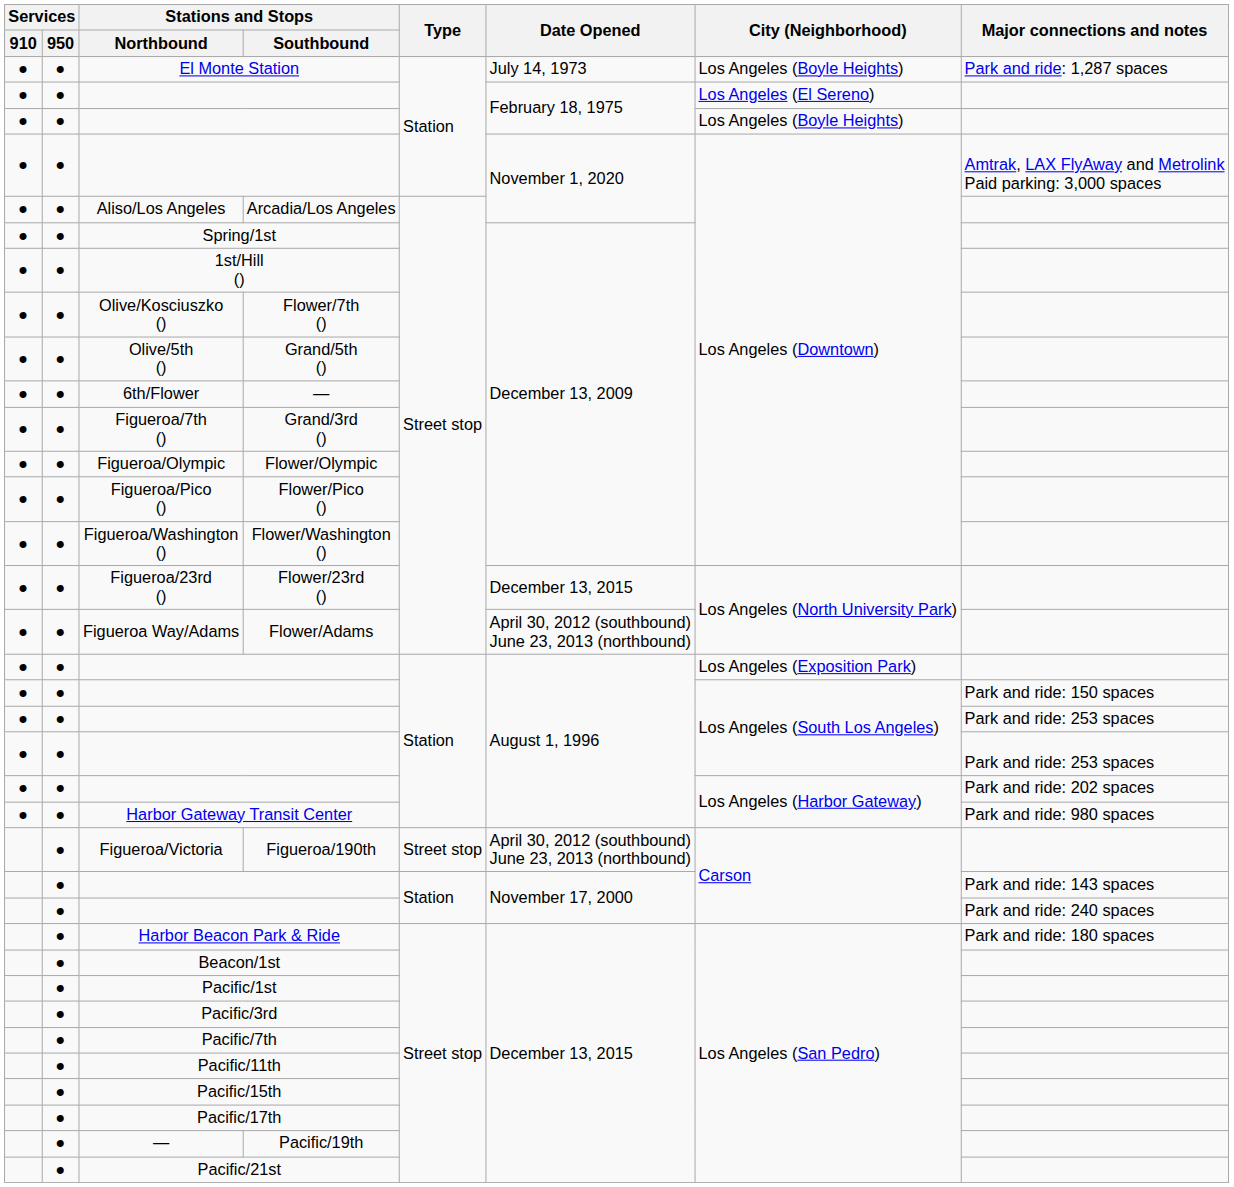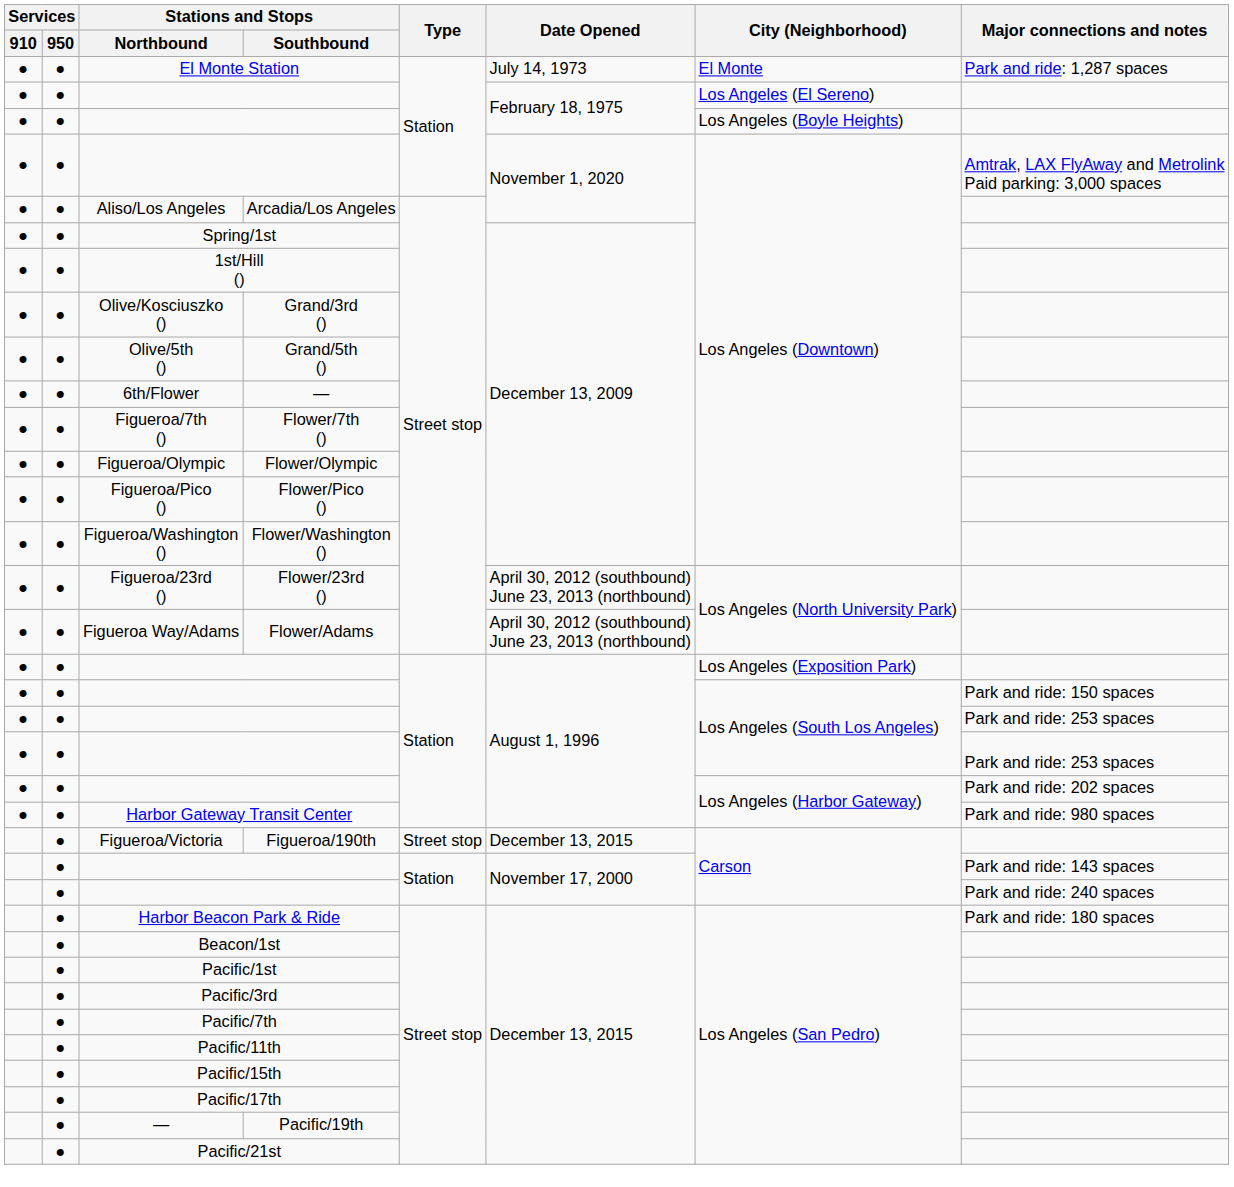(801, 69) Los Angeles (Boyle Heights) -> (731, 69) El Monte
(321, 314) Flower/7th () -> (321, 314) Grand/3rd ()
(321, 429) Grand/3rd () -> (321, 429) Flower/7th ()
(561, 587) December 13, 2015 -> (590, 587) April 30, 2012 (southbound) June 23, 2013 (northbound)
(590, 849) April 30, 2012 (southbound) June 23, 2013 (northbound) -> (561, 840) December 13, 2015
